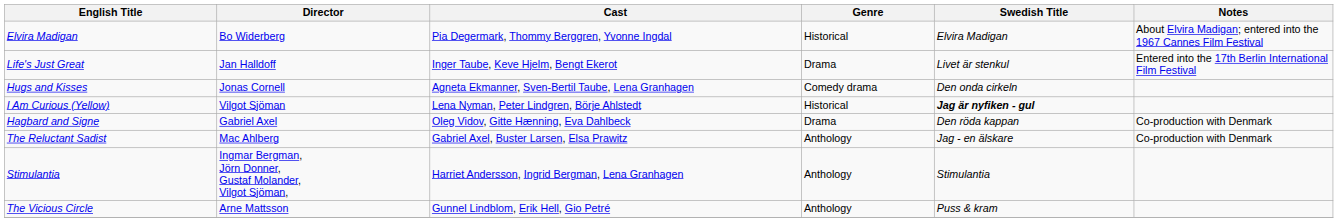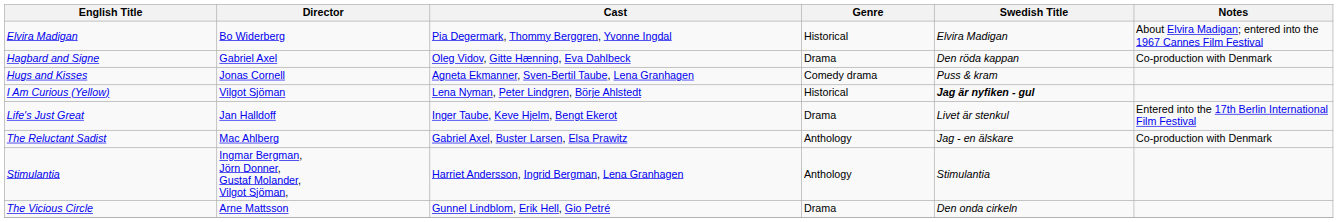rows swapped: (53, 122) <-> (45, 65)
(977, 88) Den onda cirkeln -> (967, 76) Puss & kram
(828, 209) Anthology -> (820, 209) Drama
(967, 209) Puss & kram -> (977, 209) Den onda cirkeln
